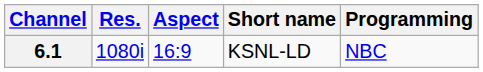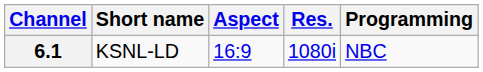columns swapped: (120, 20) <-> (282, 20)
